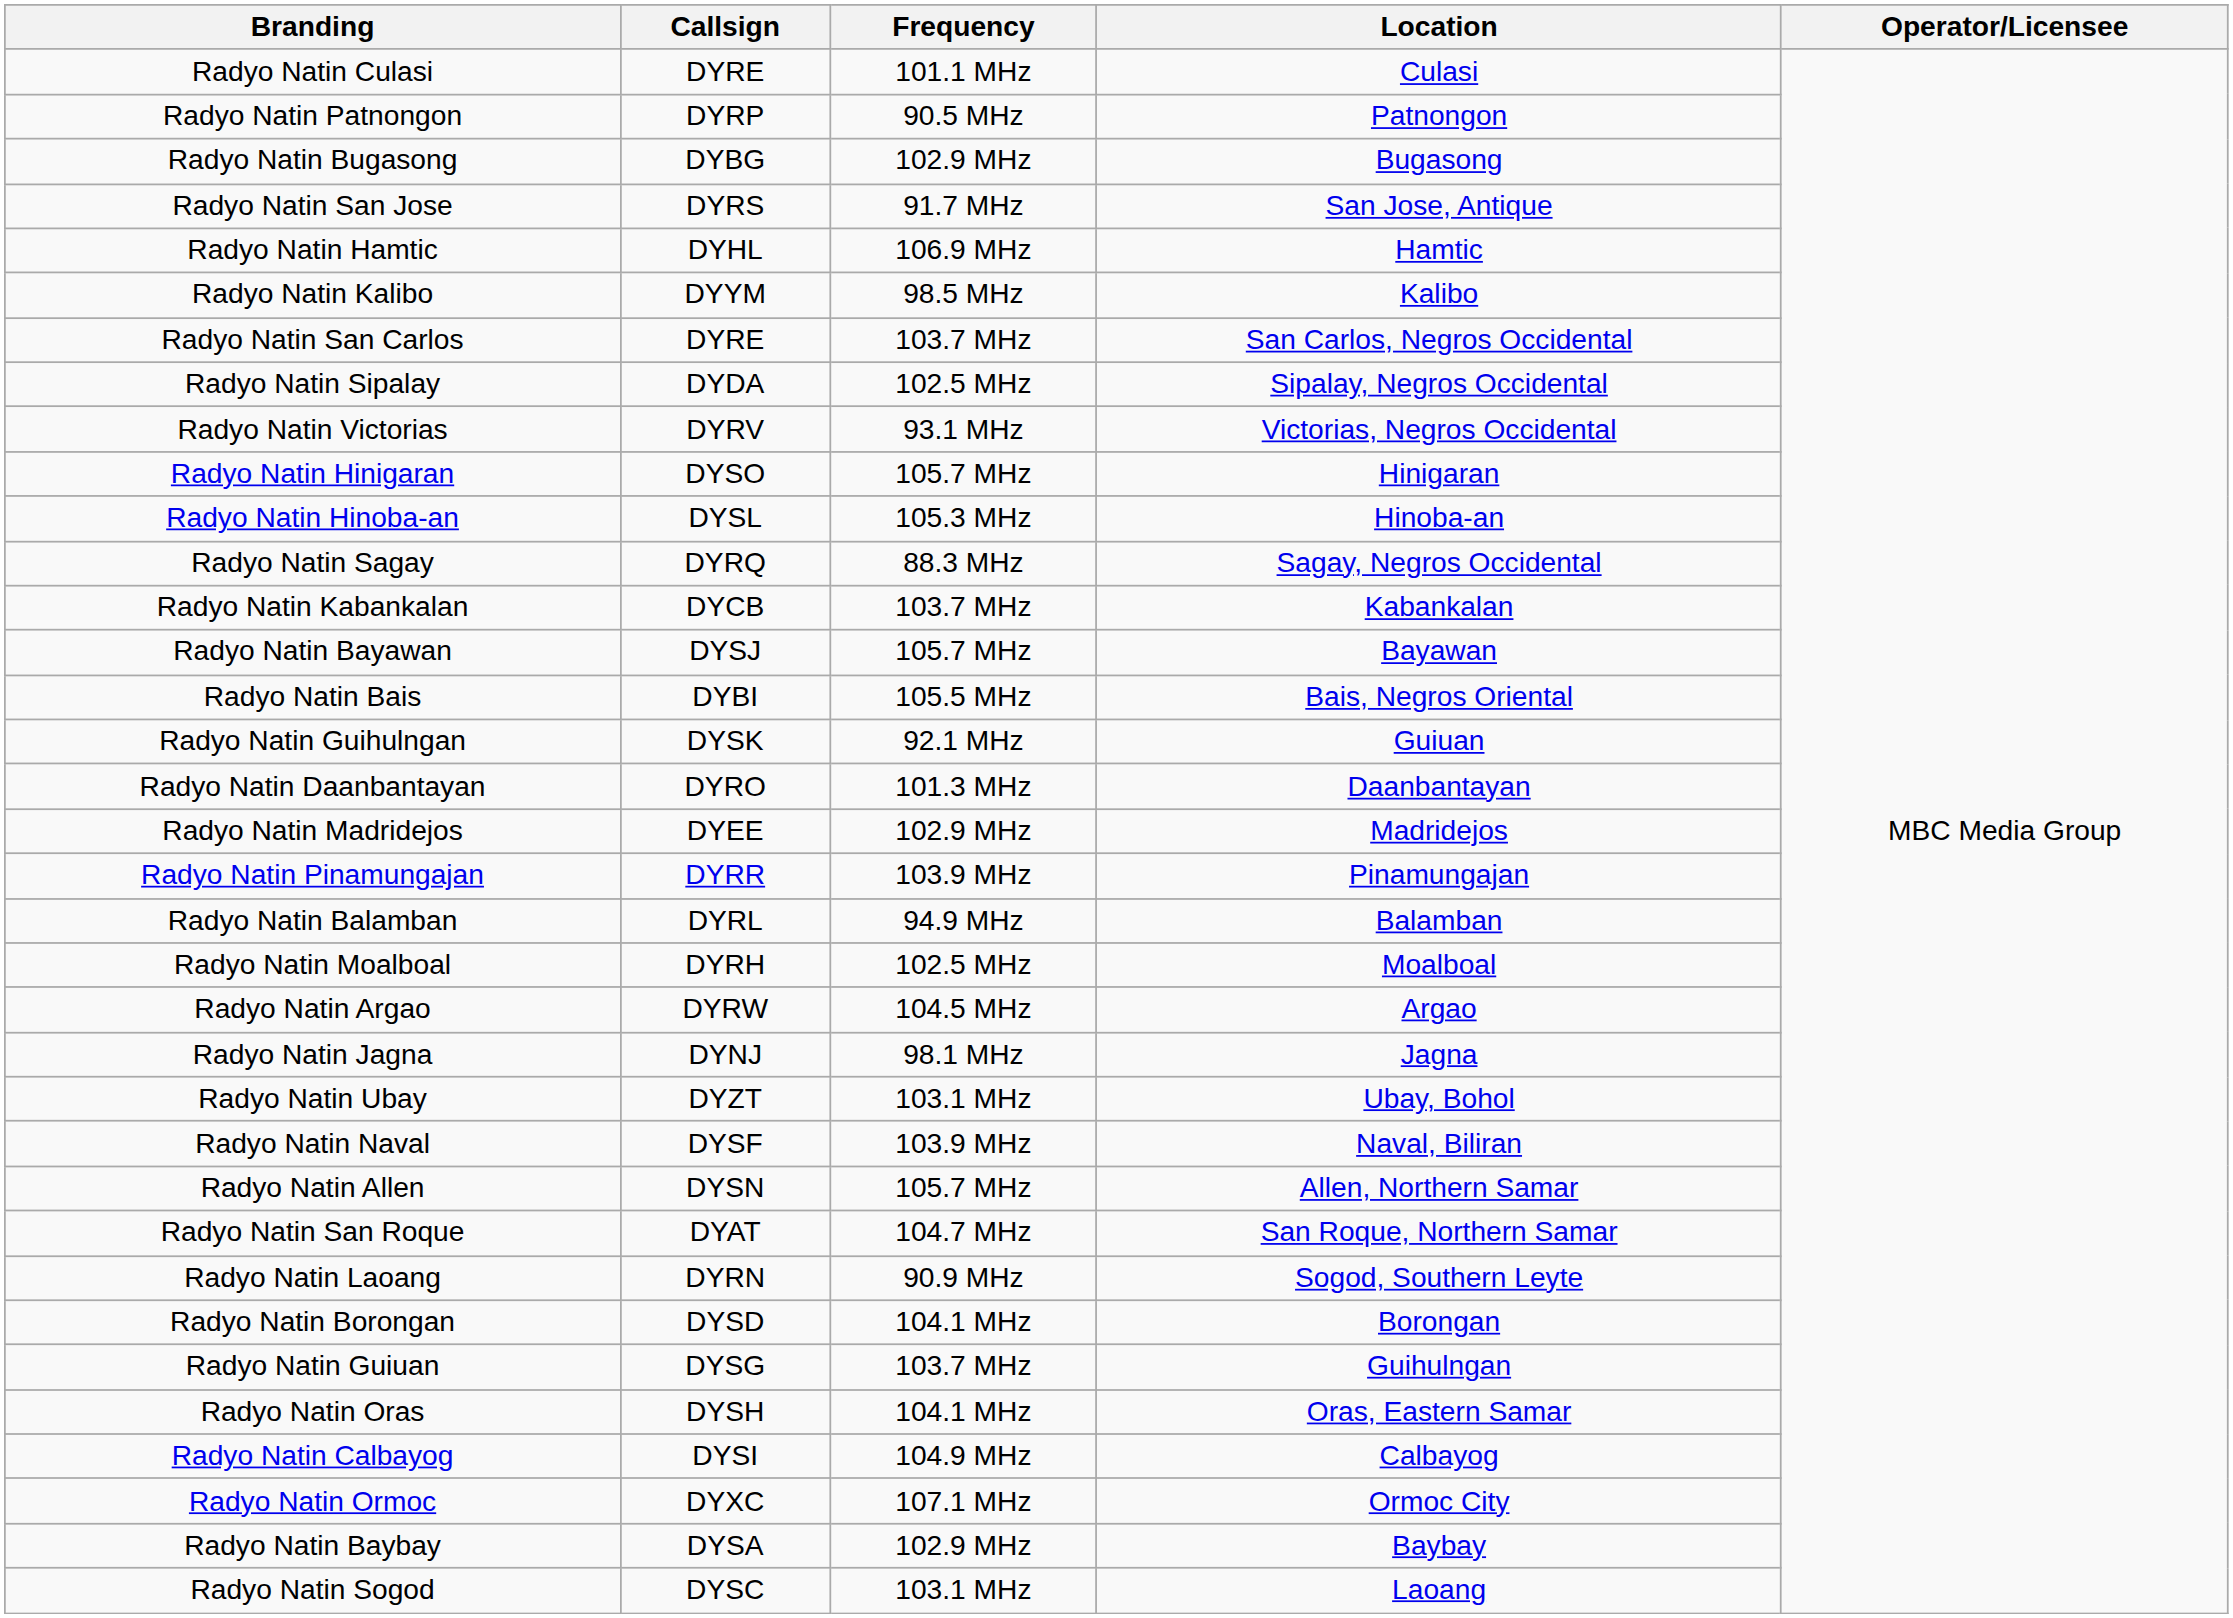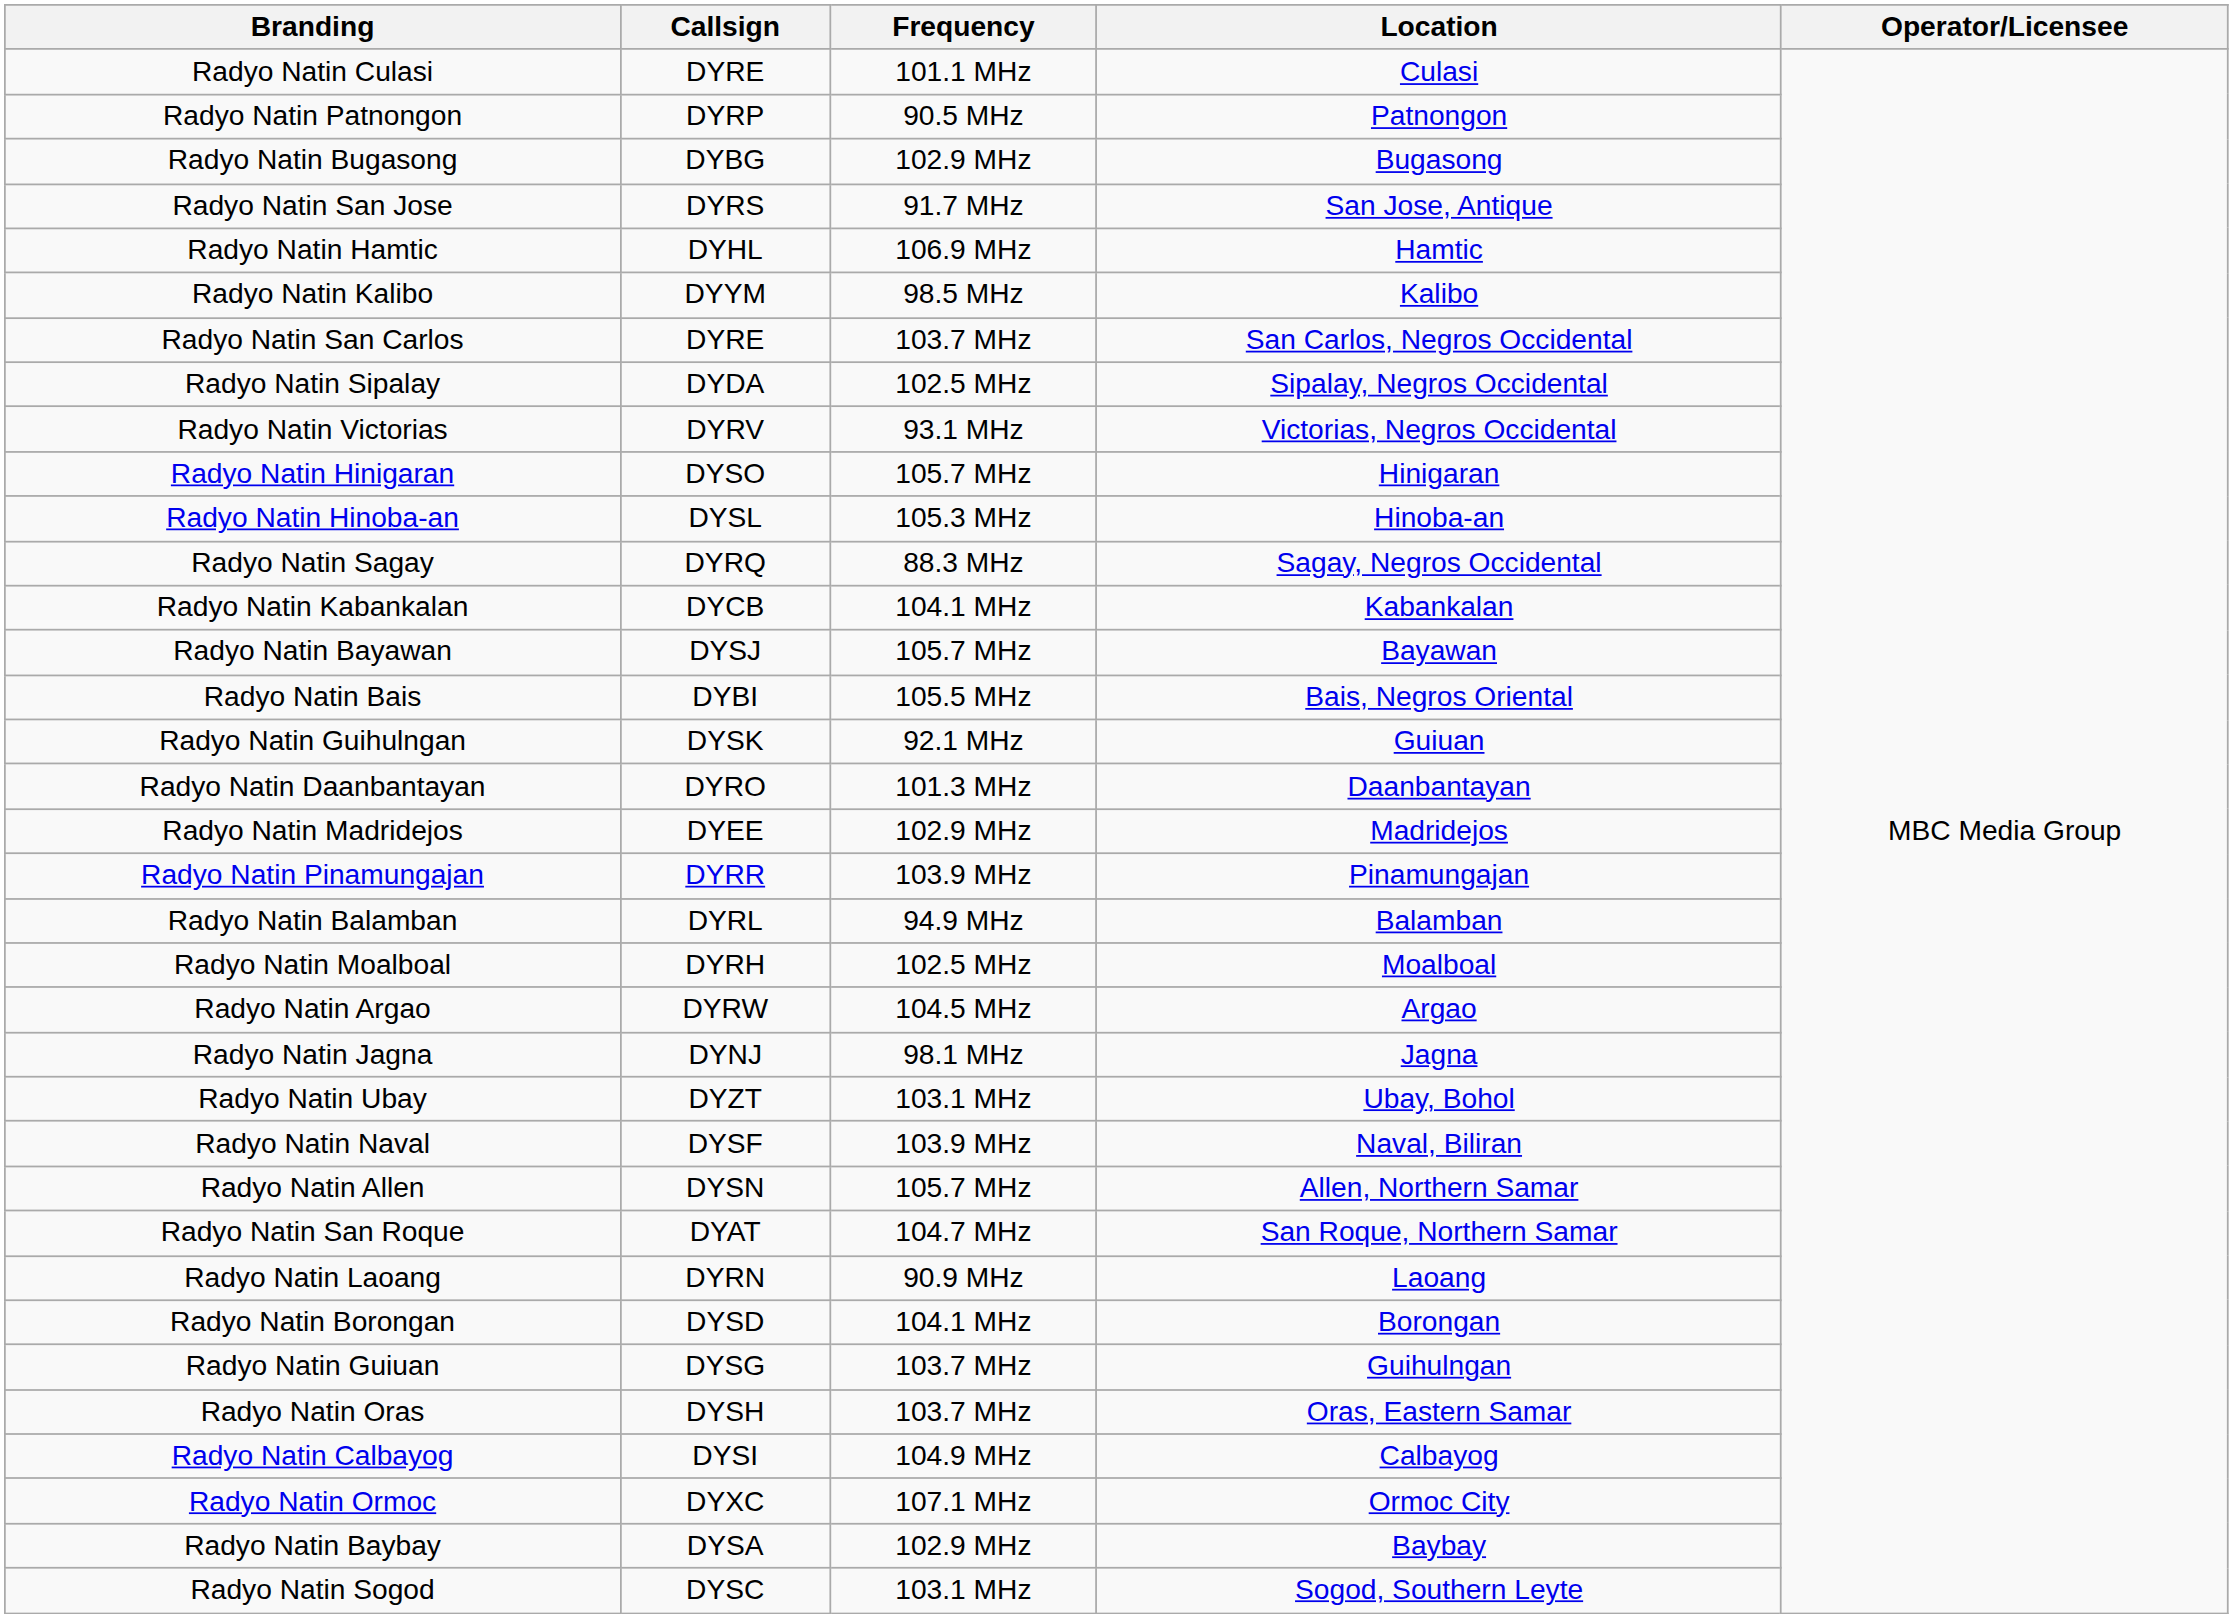(963, 607) 103.7 MHz -> (963, 607) 104.1 MHz
(1439, 1277) Sogod, Southern Leyte -> (1439, 1277) Laoang
(963, 1411) 104.1 MHz -> (963, 1411) 103.7 MHz
(1439, 1589) Laoang -> (1439, 1589) Sogod, Southern Leyte
